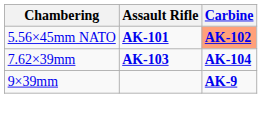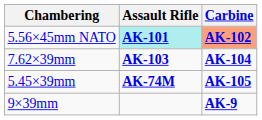(145, 37) no background -> (145, 37) paleturquoise background
+ row: (42, 81)
